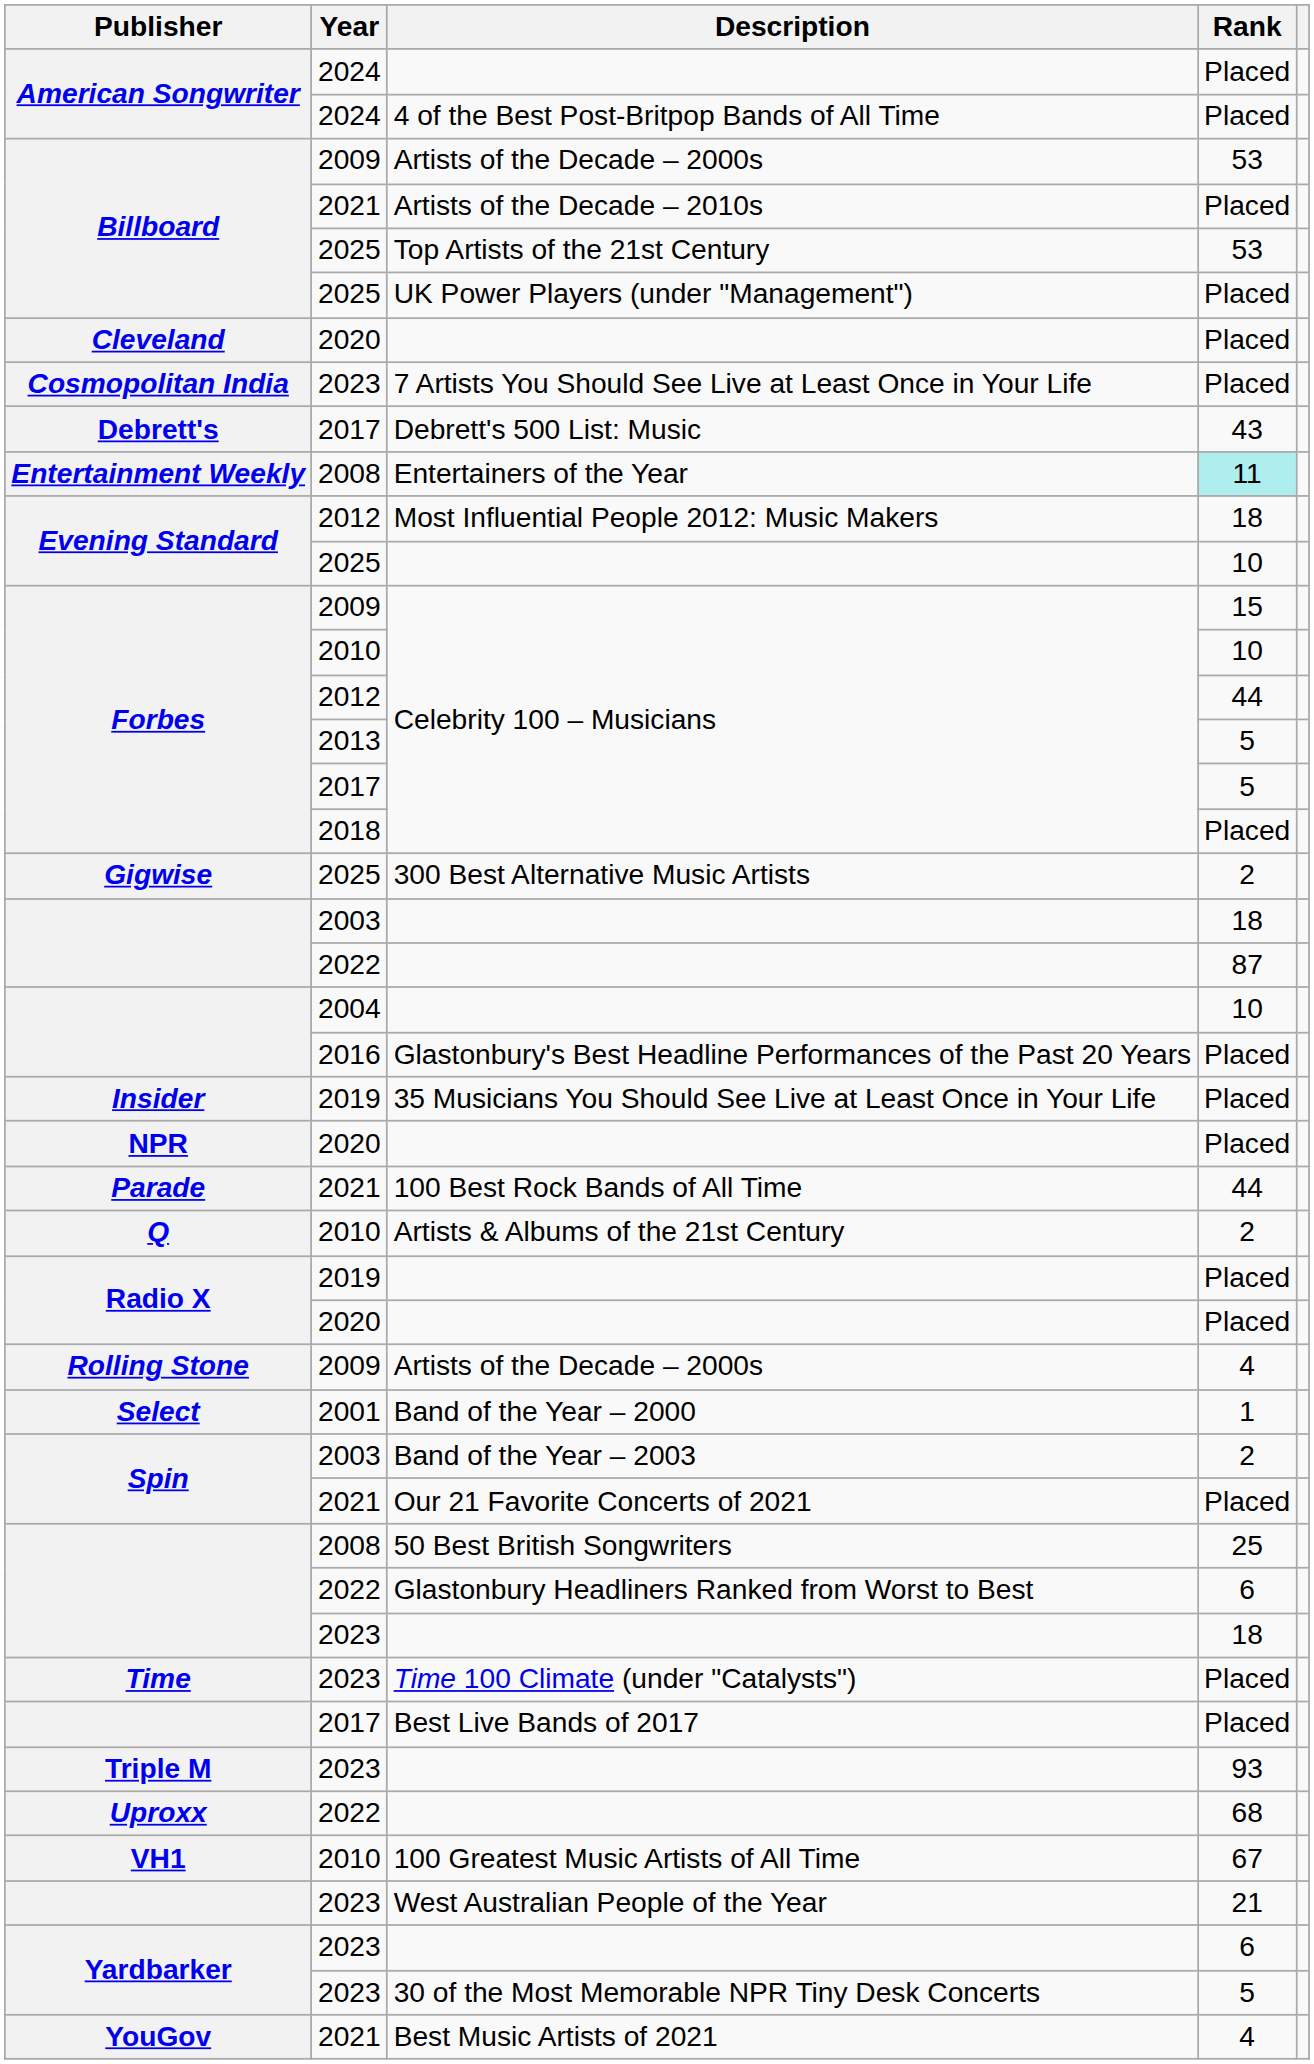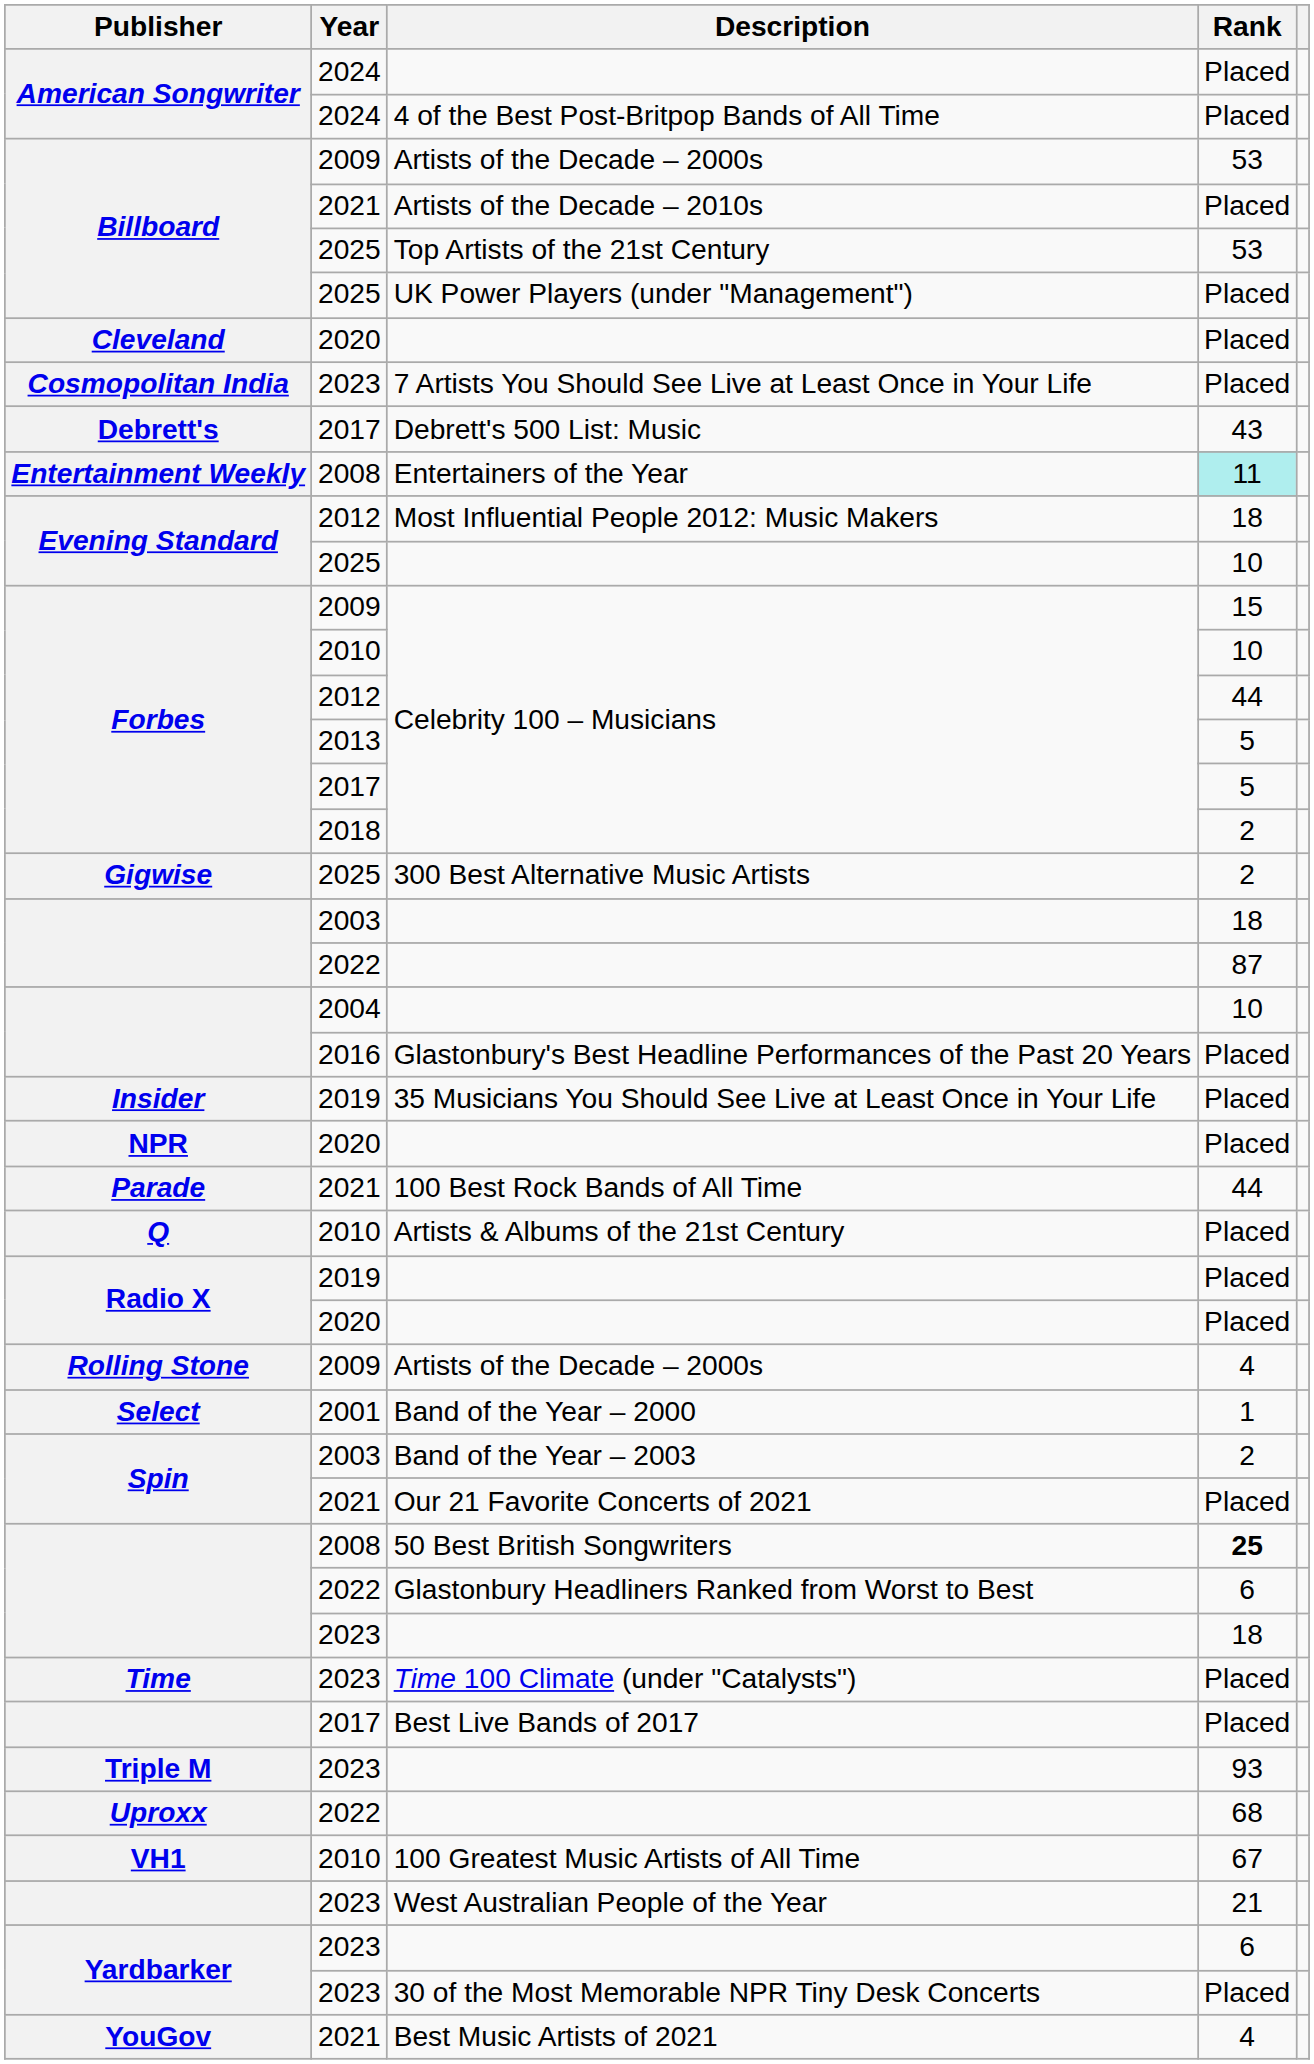(1247, 830) Placed -> (1247, 830) 2
(1247, 1232) 2 -> (1247, 1232) Placed
(1247, 1545) normal -> (1247, 1545) bold
(1247, 1991) 5 -> (1247, 1991) Placed
